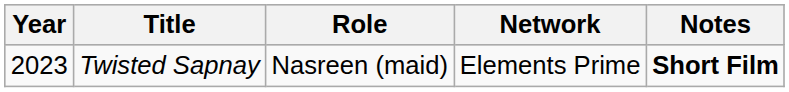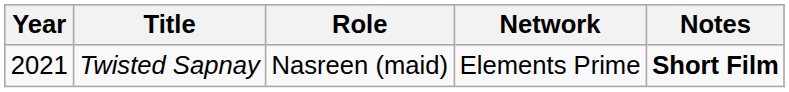(39, 65) 2023 -> (39, 65) 2021
